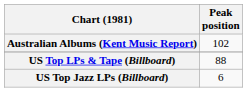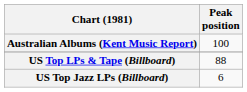(221, 43) 102 -> (221, 43) 100
